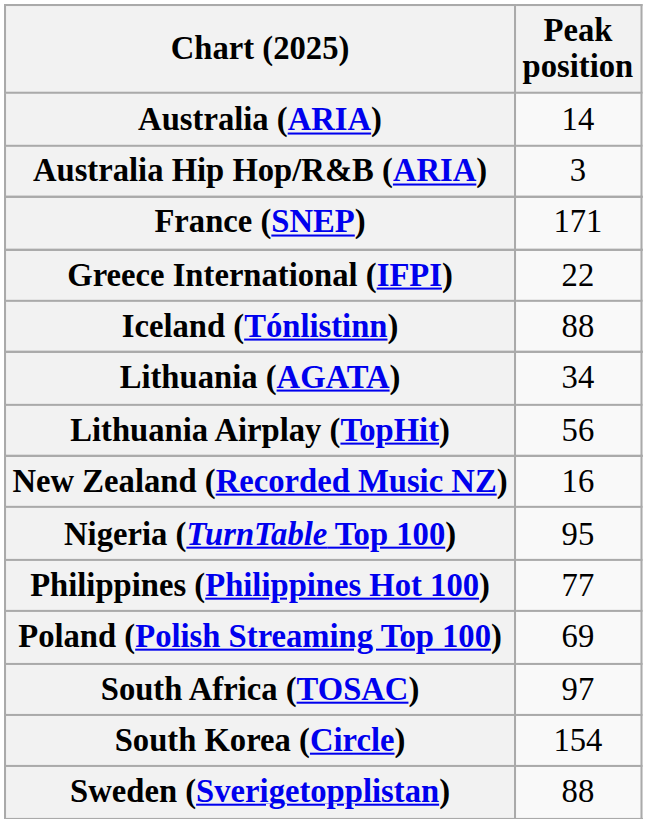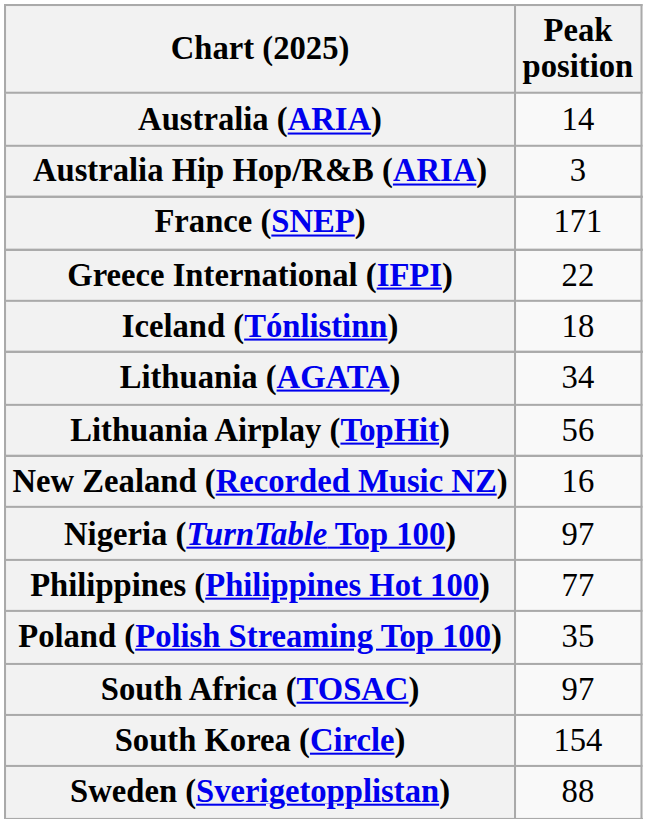(578, 325) 88 -> (578, 325) 18
(578, 532) 95 -> (578, 532) 97
(578, 636) 69 -> (578, 636) 35
